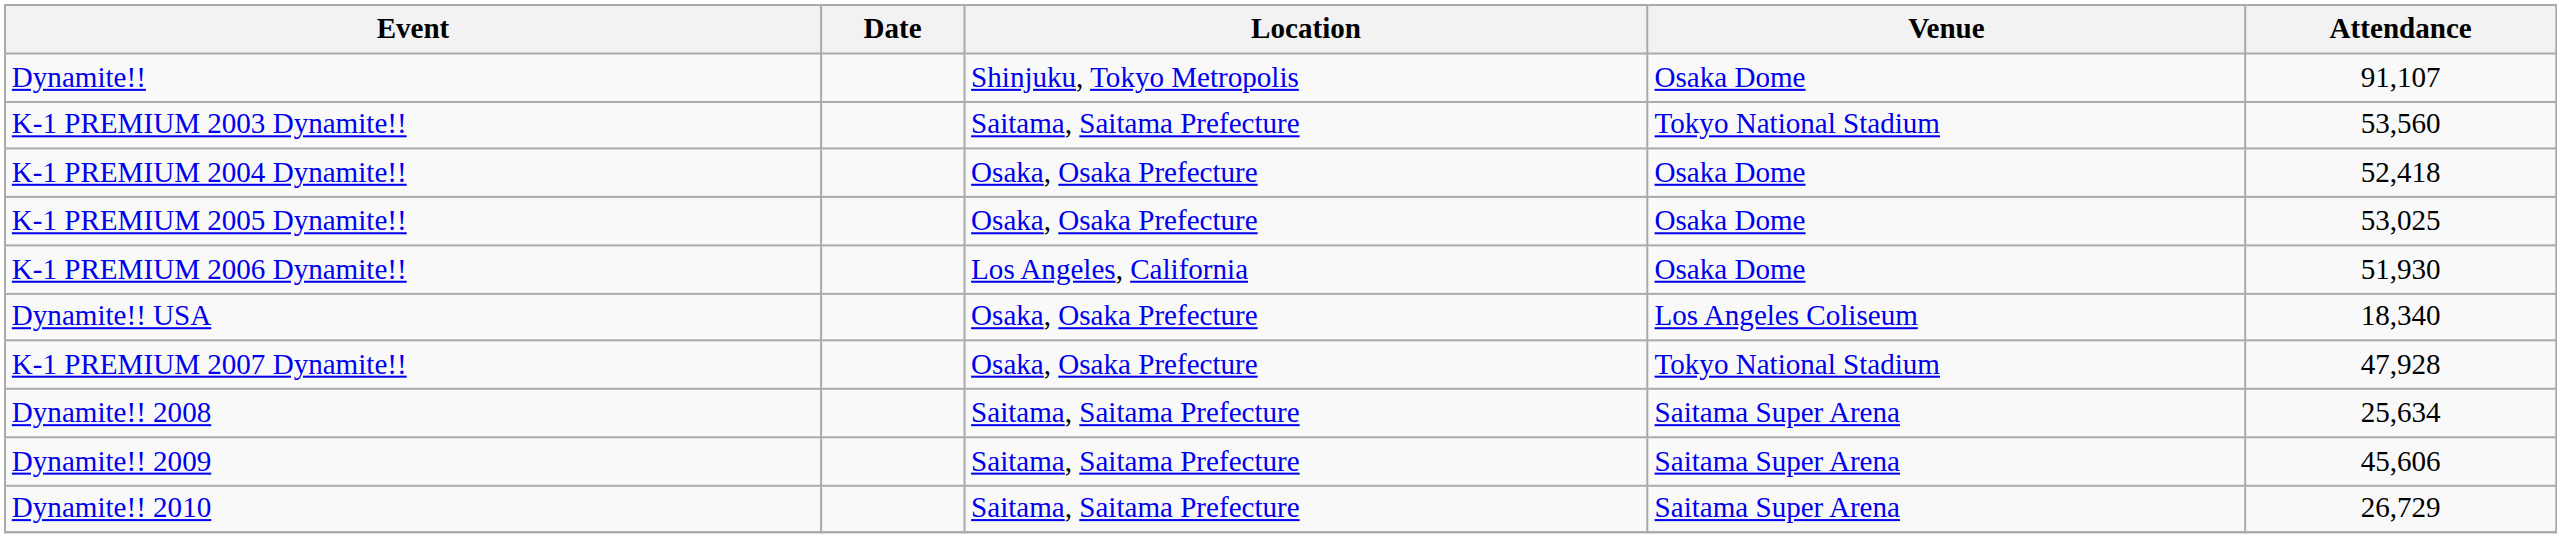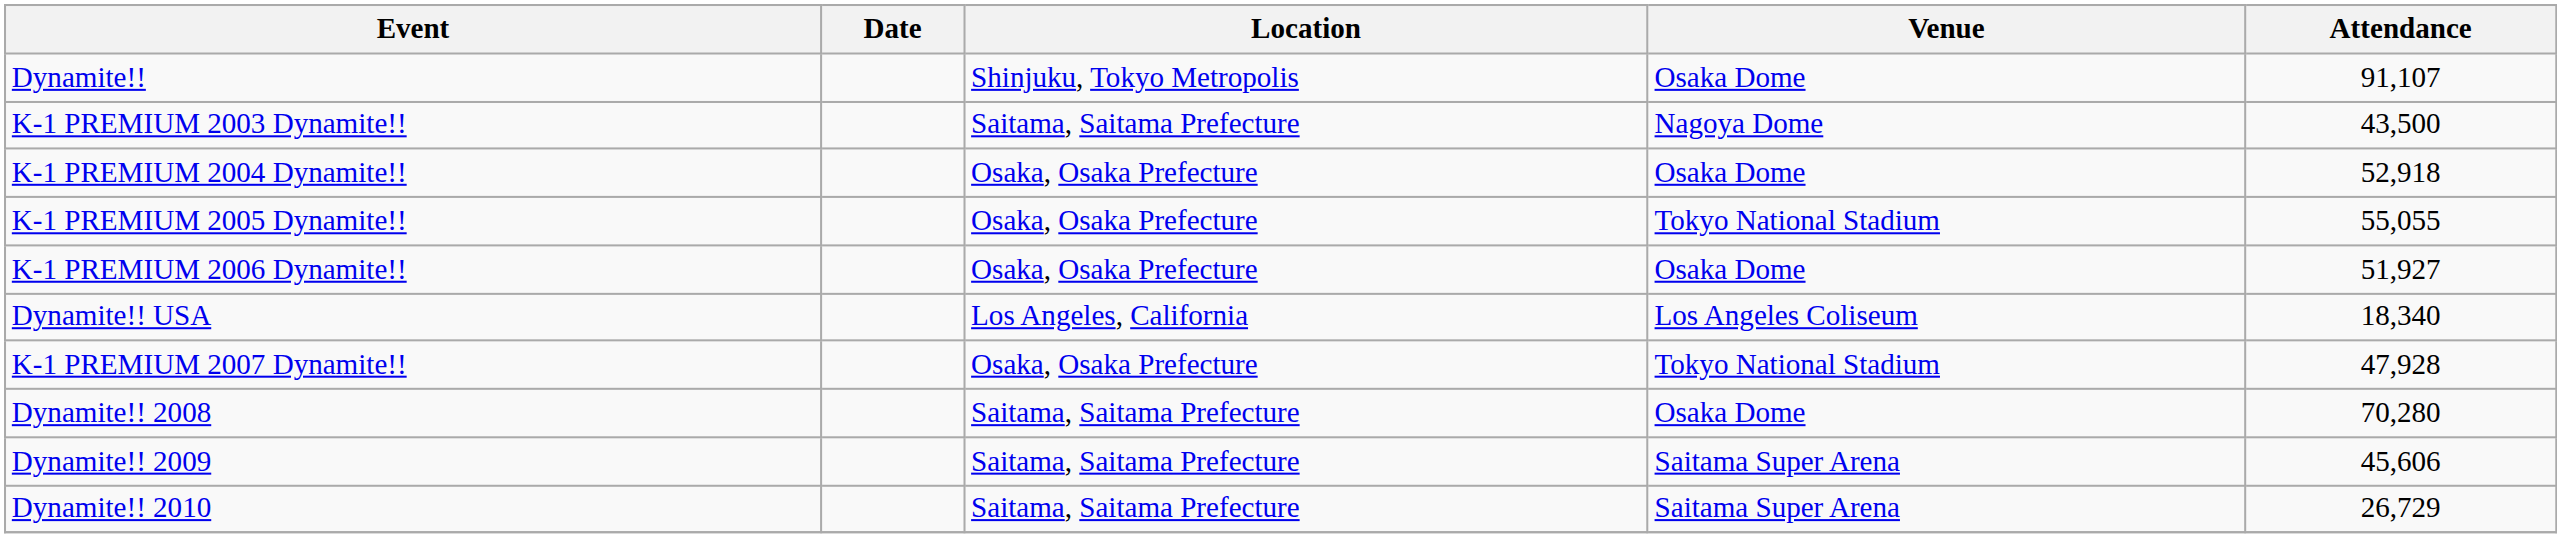(1797, 124) Tokyo National Stadium -> (1739, 124) Nagoya Dome
(2401, 124) 53,560 -> (2401, 124) 43,500
(2401, 172) 52,418 -> (2401, 172) 52,918
(1730, 220) Osaka Dome -> (1797, 220) Tokyo National Stadium
(2401, 220) 53,025 -> (2401, 220) 55,055
(1110, 268) Los Angeles, California -> (1114, 268) Osaka, Osaka Prefecture
(2401, 268) 51,930 -> (2401, 268) 51,927
(1114, 316) Osaka, Osaka Prefecture -> (1110, 316) Los Angeles, California
(1777, 412) Saitama Super Arena -> (1730, 412) Osaka Dome
(2401, 412) 25,634 -> (2401, 412) 70,280
